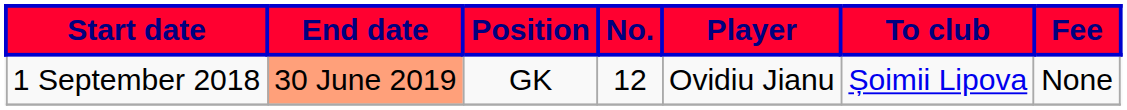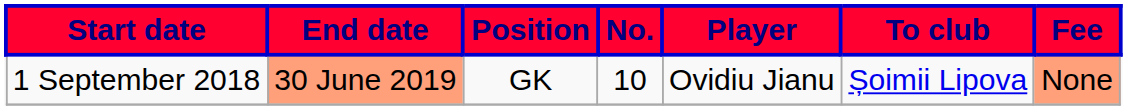(630, 79) 12 -> (630, 79) 10
(1077, 79) no background -> (1077, 79) lightsalmon background
